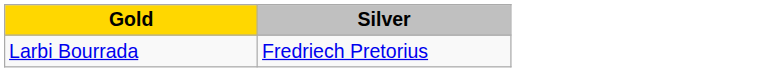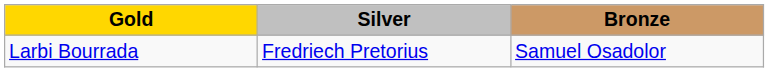+ column: (637, 19)
